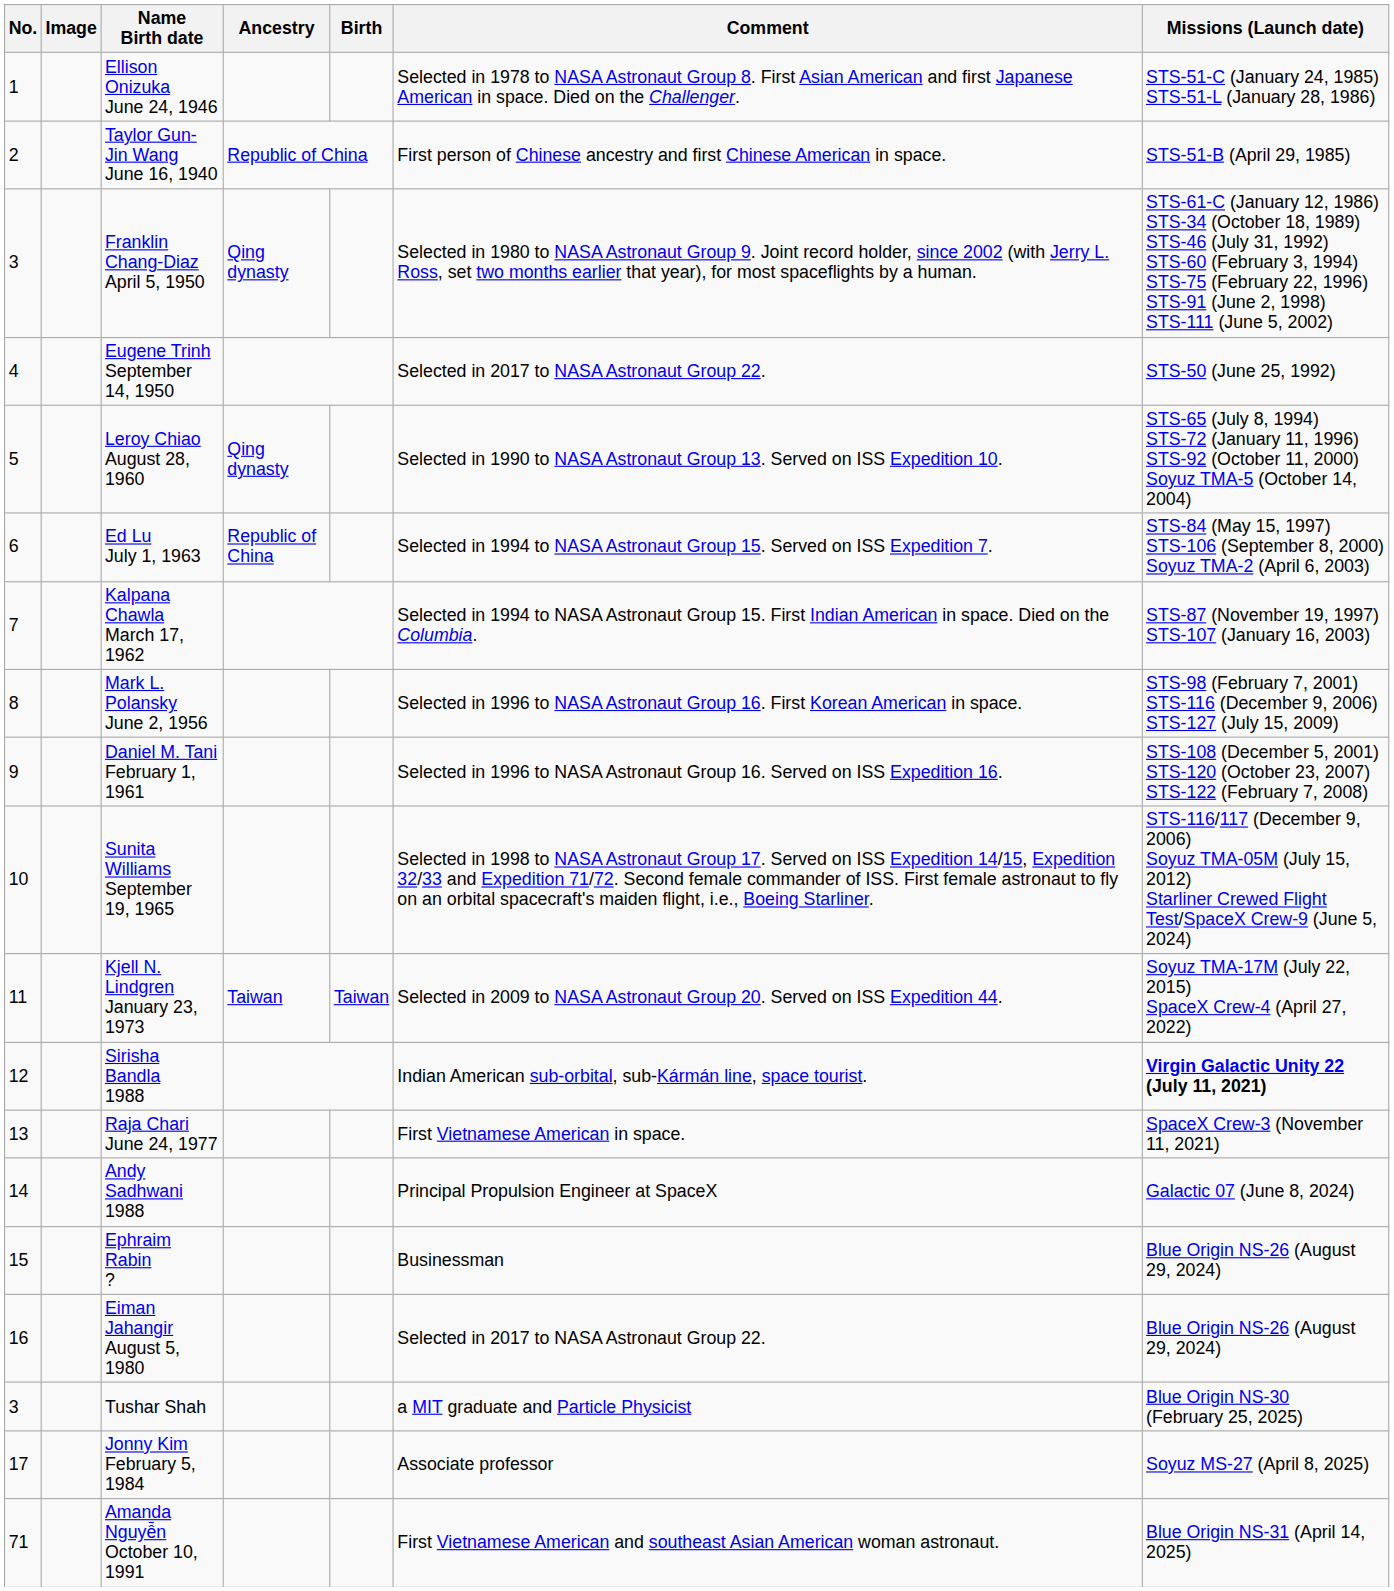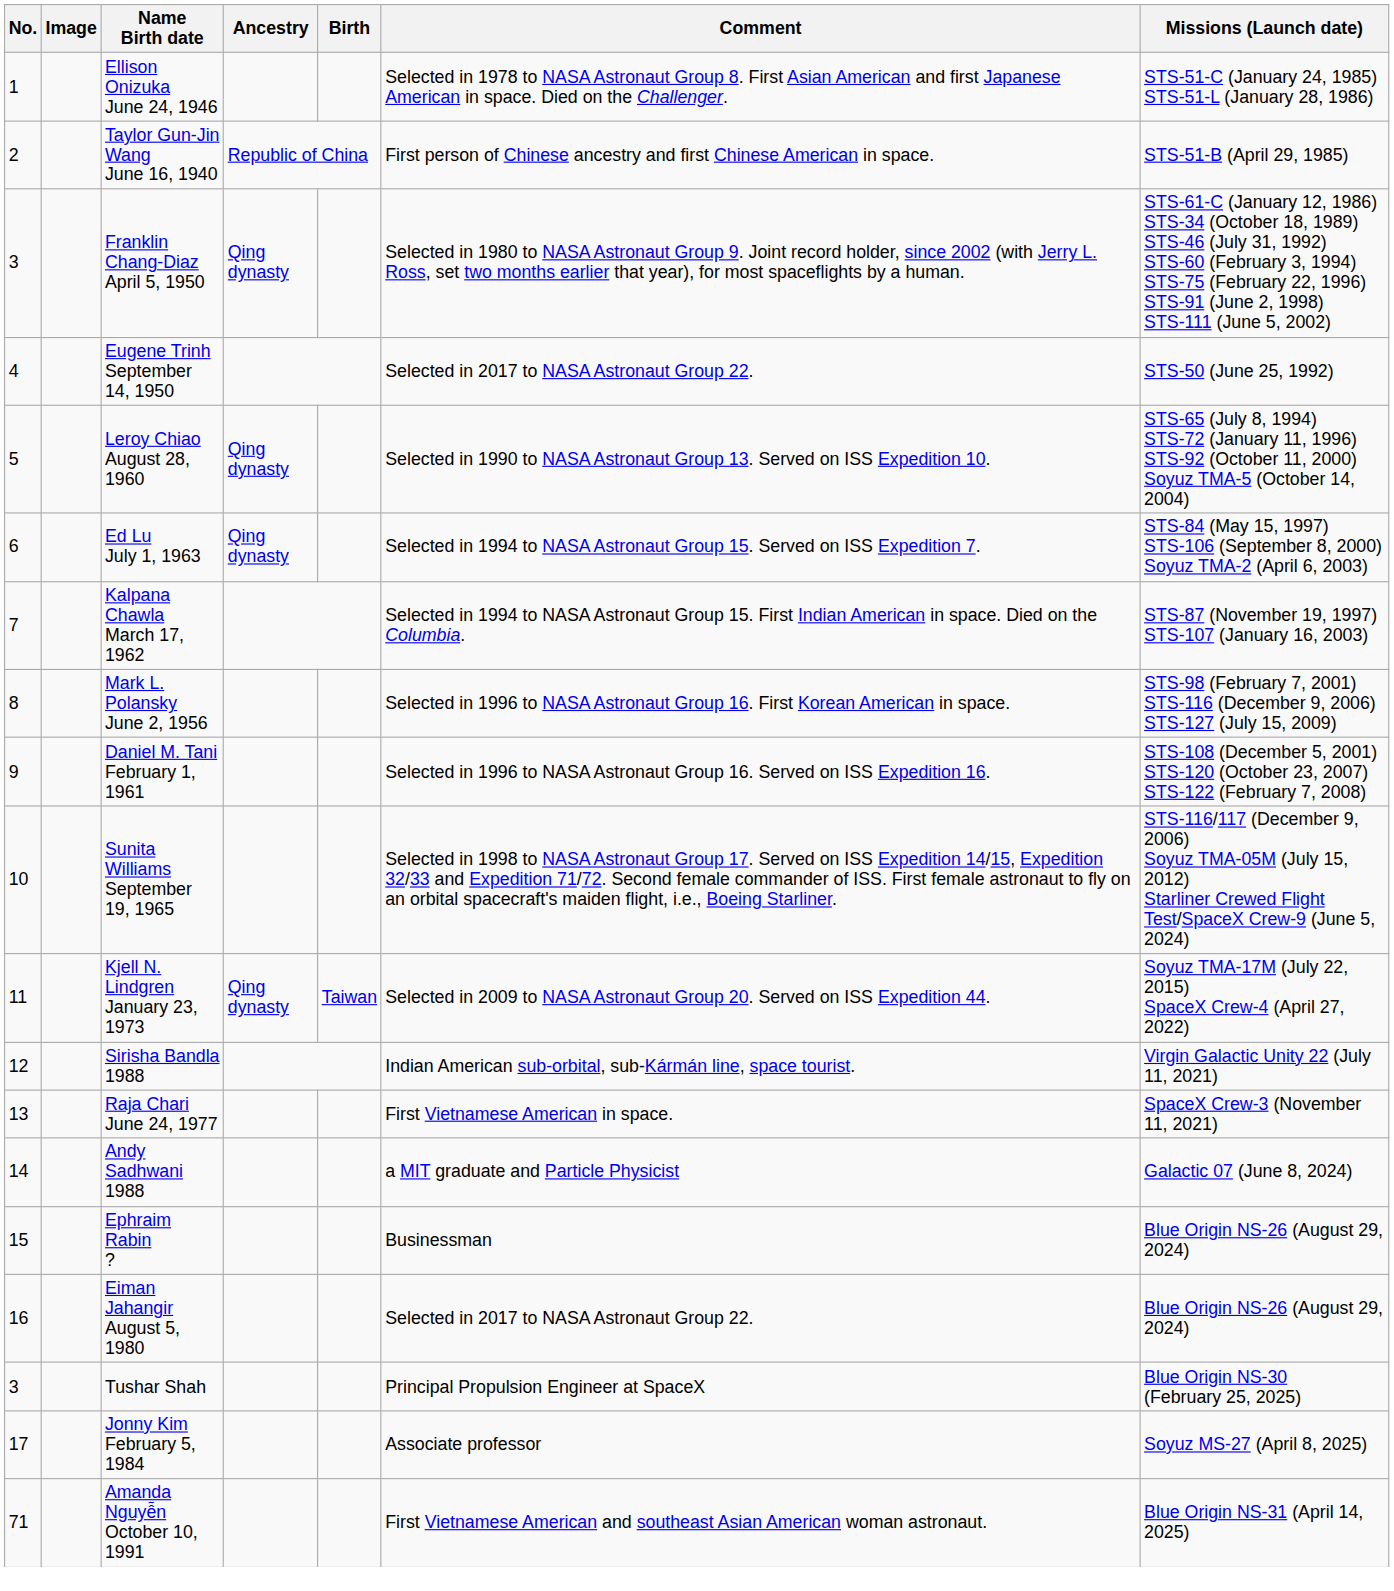(272, 547) Republic of China -> (258, 547) Qing dynasty
(255, 997) Taiwan -> (258, 997) Qing dynasty
(1245, 1075) bold -> (1257, 1065) normal
(557, 1192) Principal Propulsion Engineer at SpaceX -> (532, 1172) a MIT graduate and Particle Physicist
(544, 1406) a MIT graduate and Particle Physicist -> (545, 1386) Principal Propulsion Engineer at SpaceX
